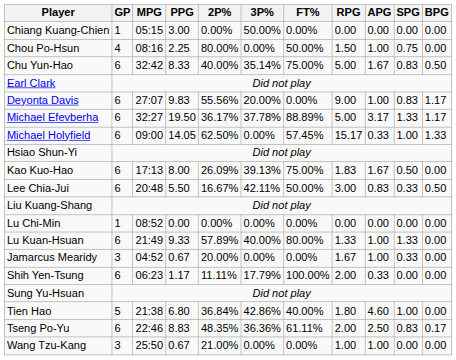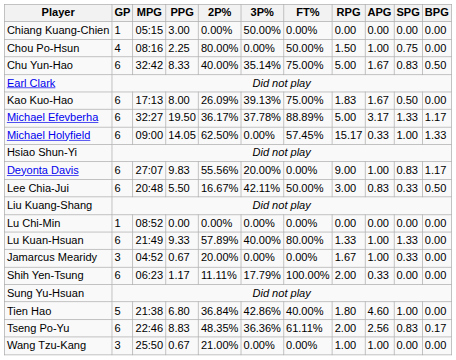rows swapped: (43, 100) <-> (40, 170)
(378, 328) 2.50 -> (378, 328) 2.56
